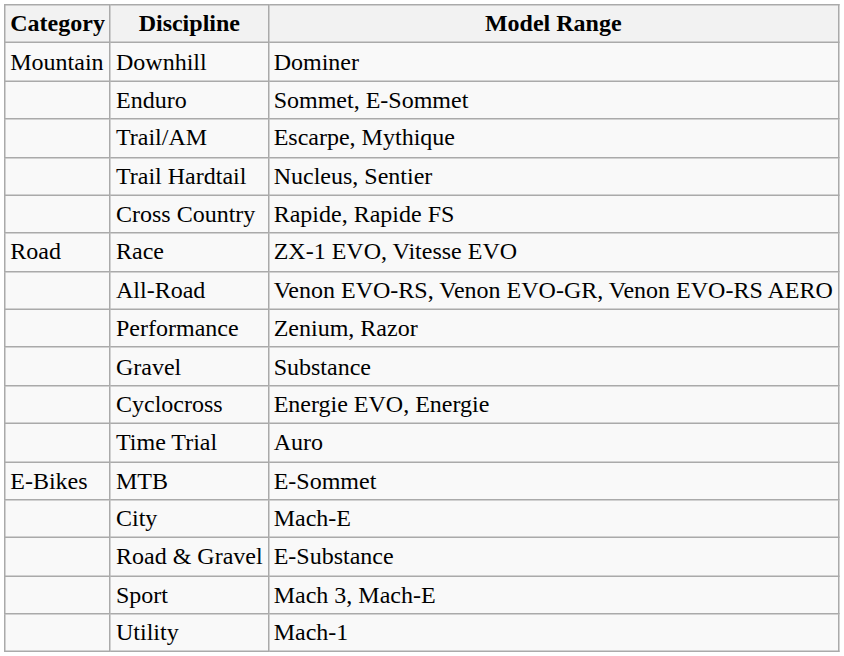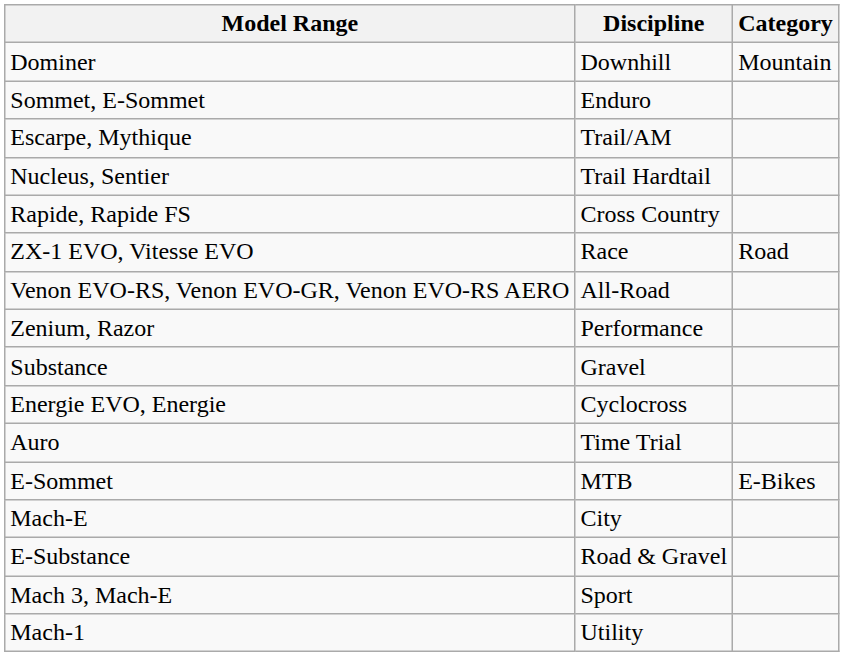columns swapped: (58, 23) <-> (553, 23)
